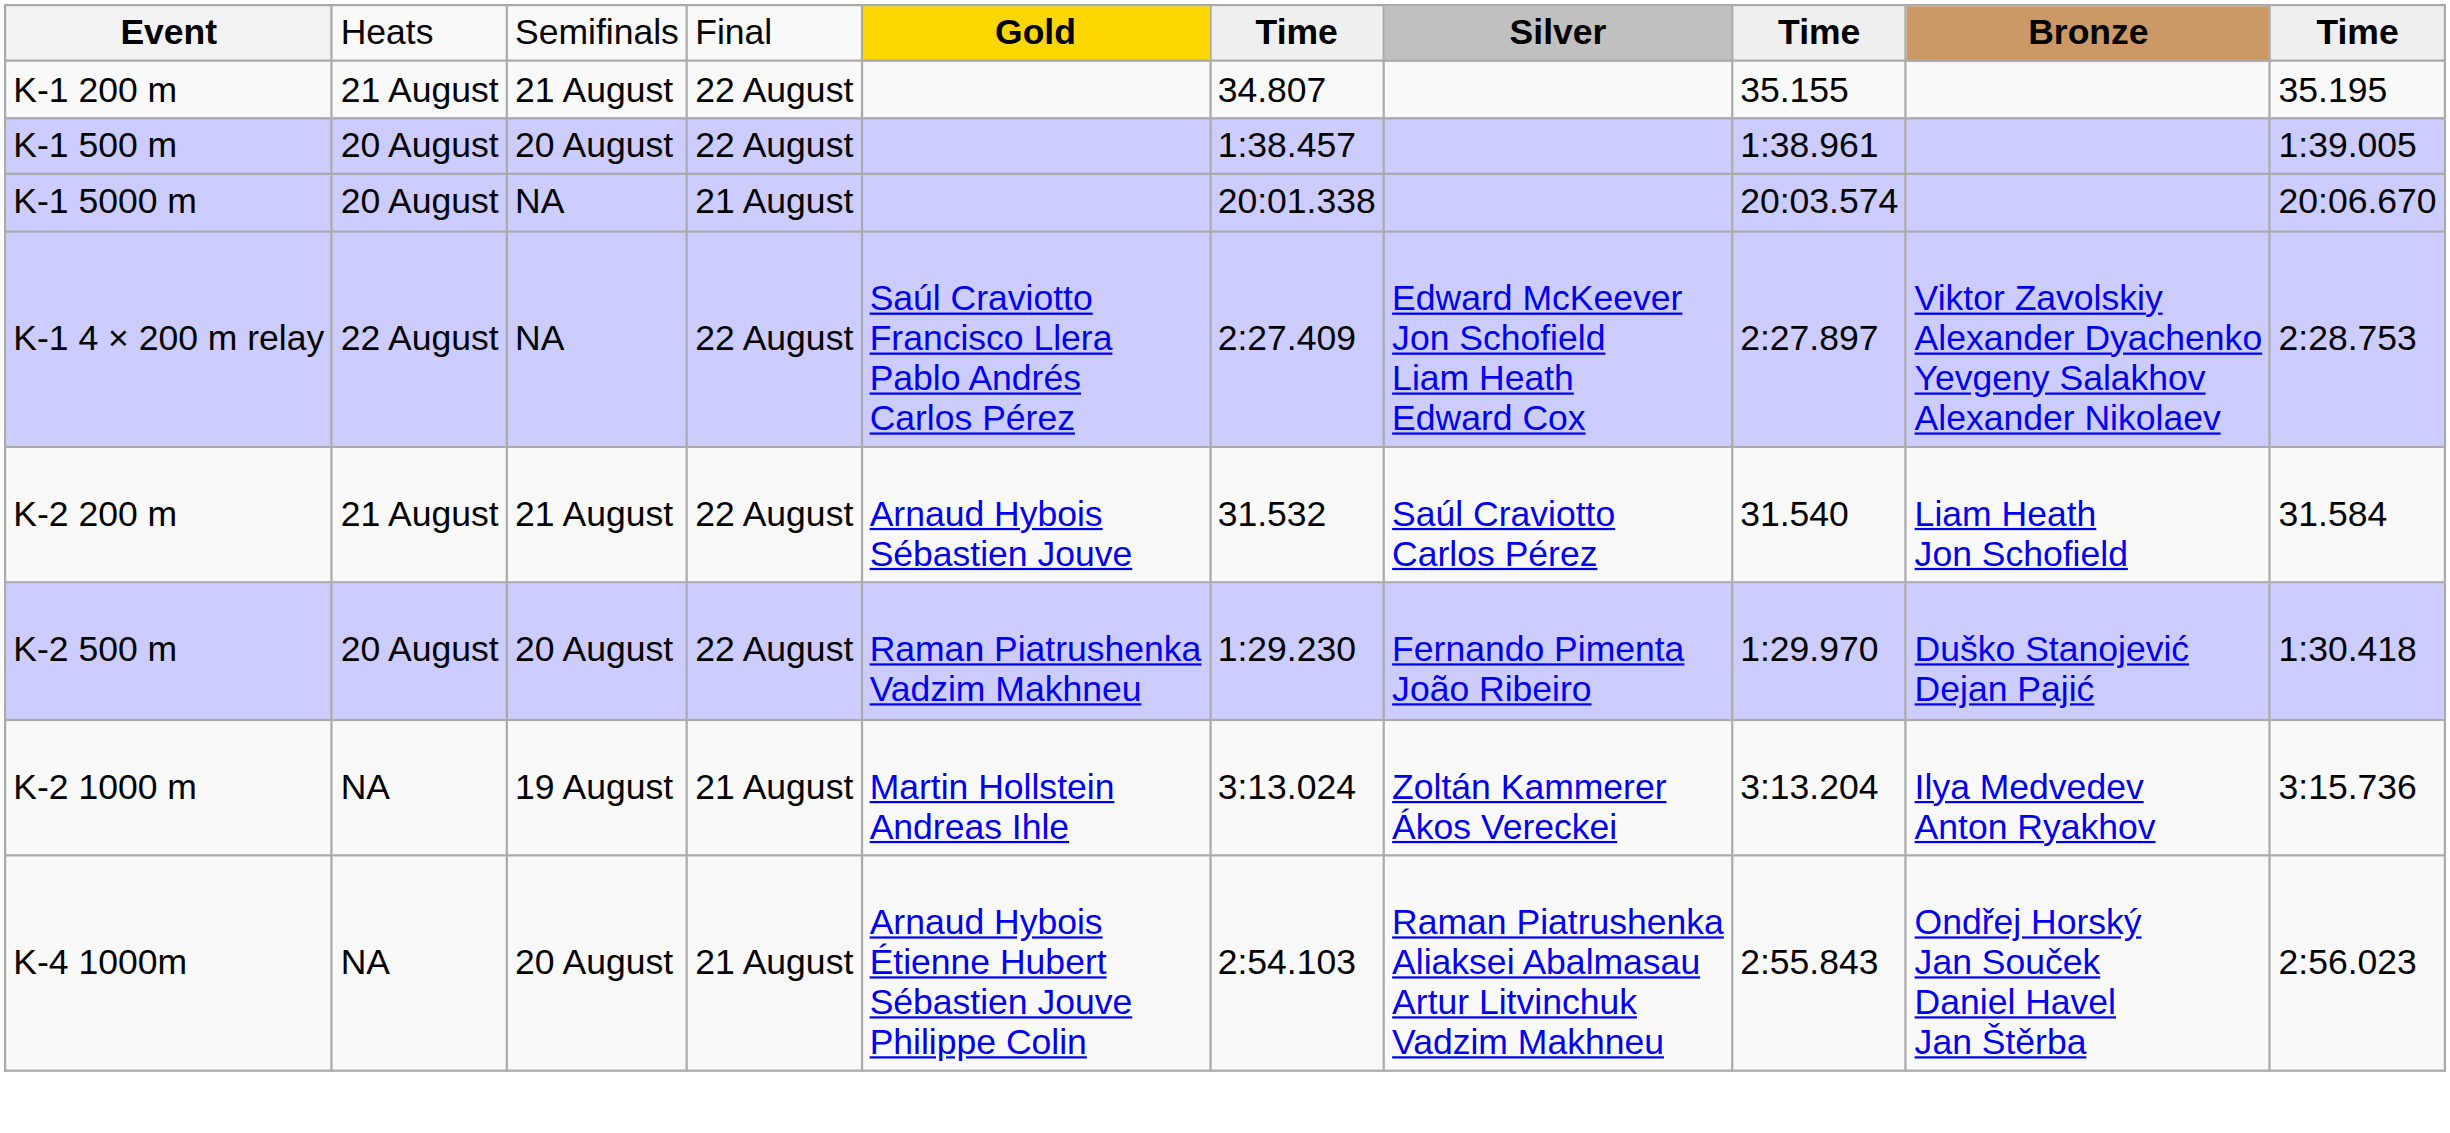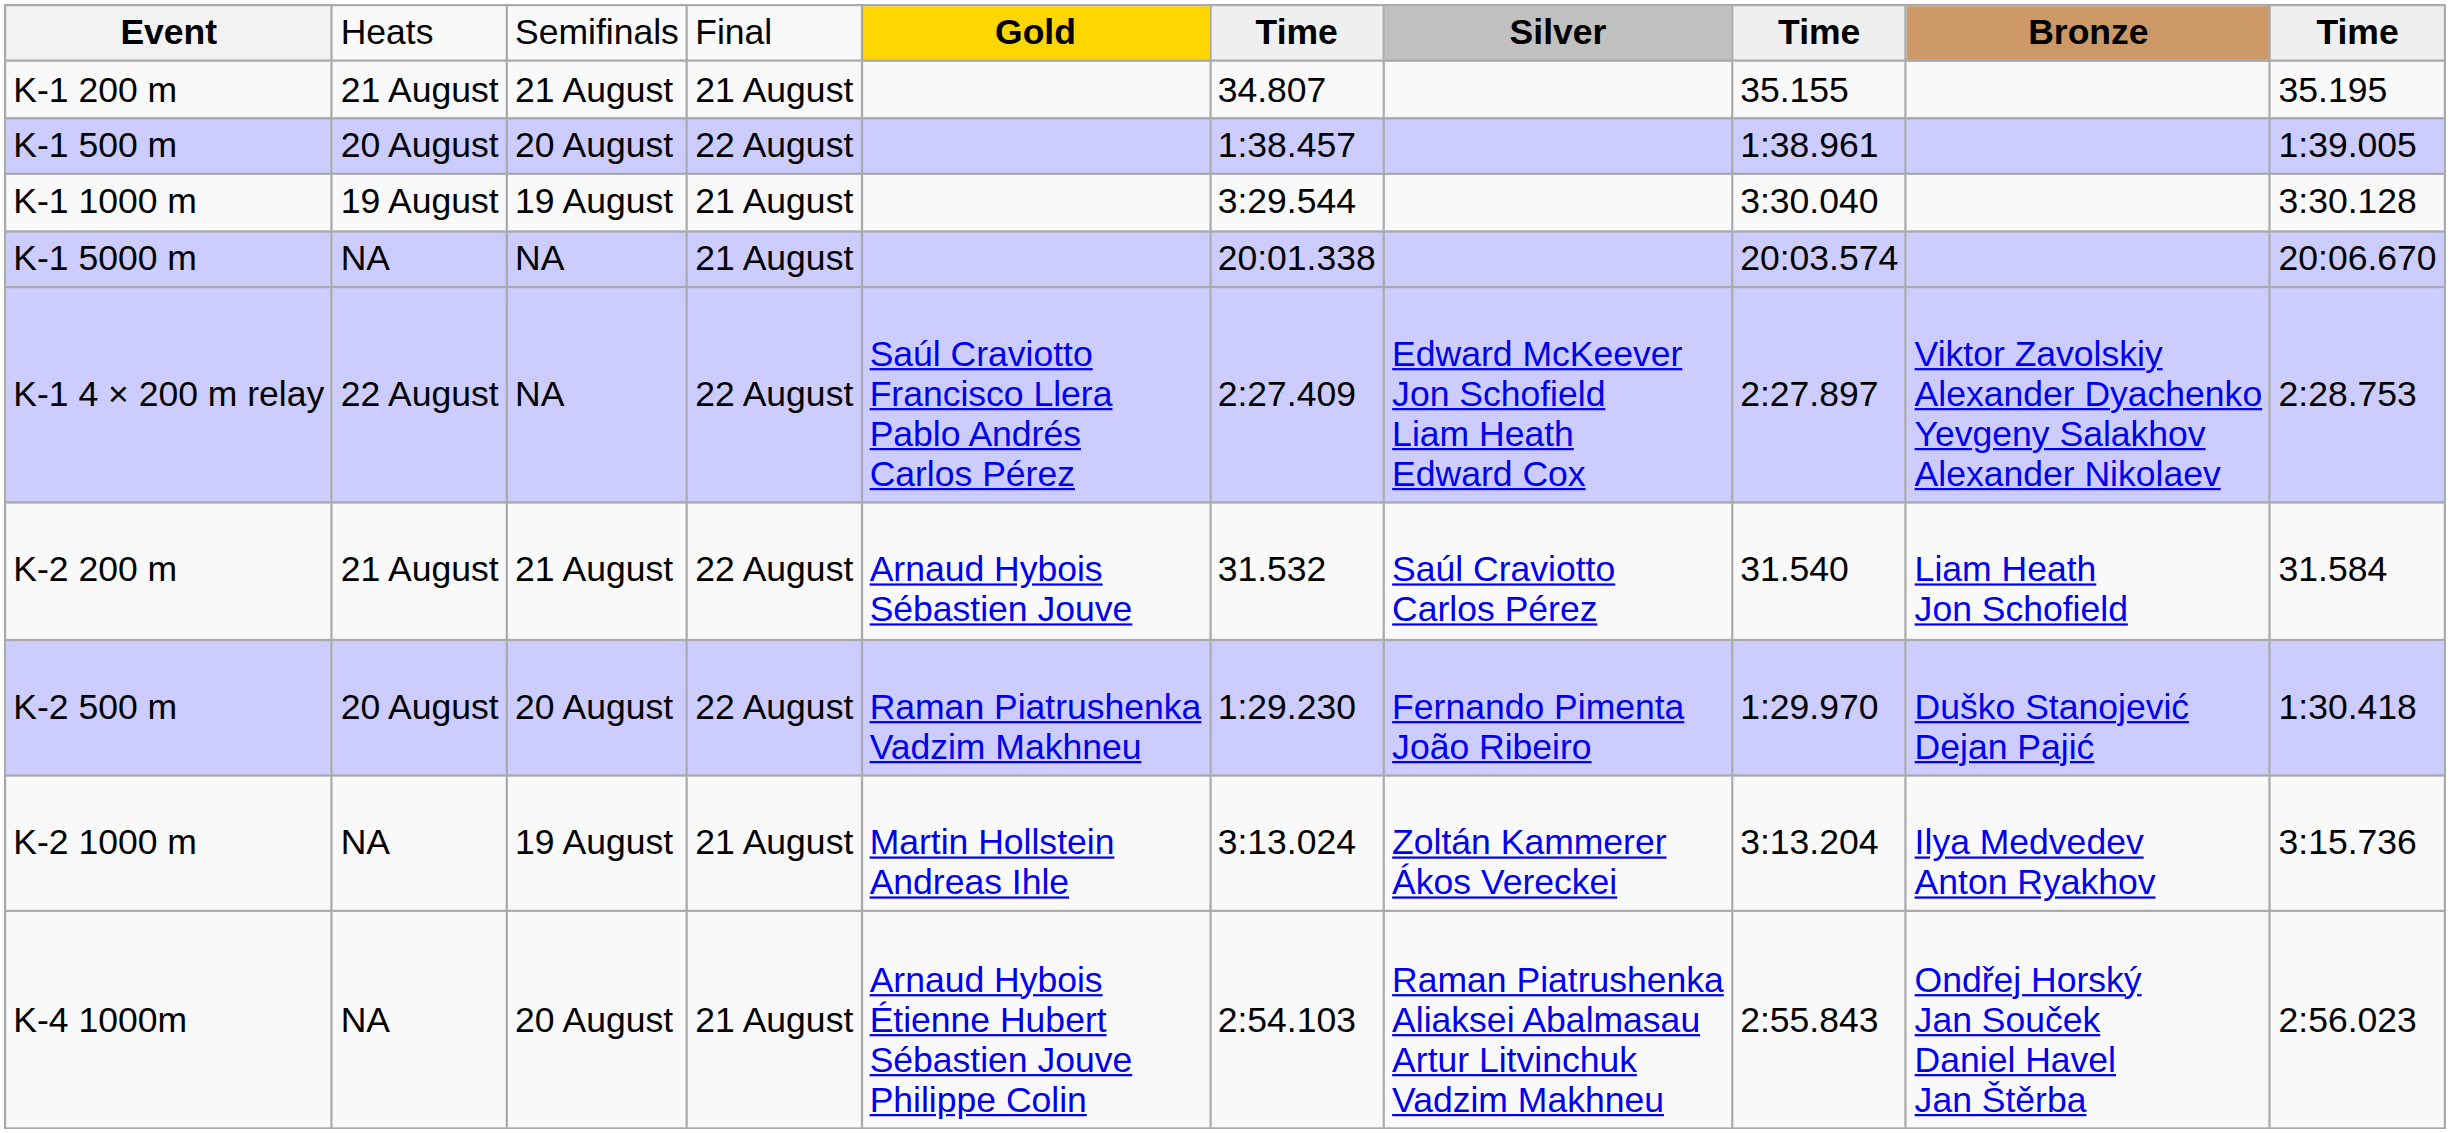(774, 88) 22 August -> (774, 88) 21 August
+ row: (105, 201)
(420, 201) 20 August -> (365, 257) NA
